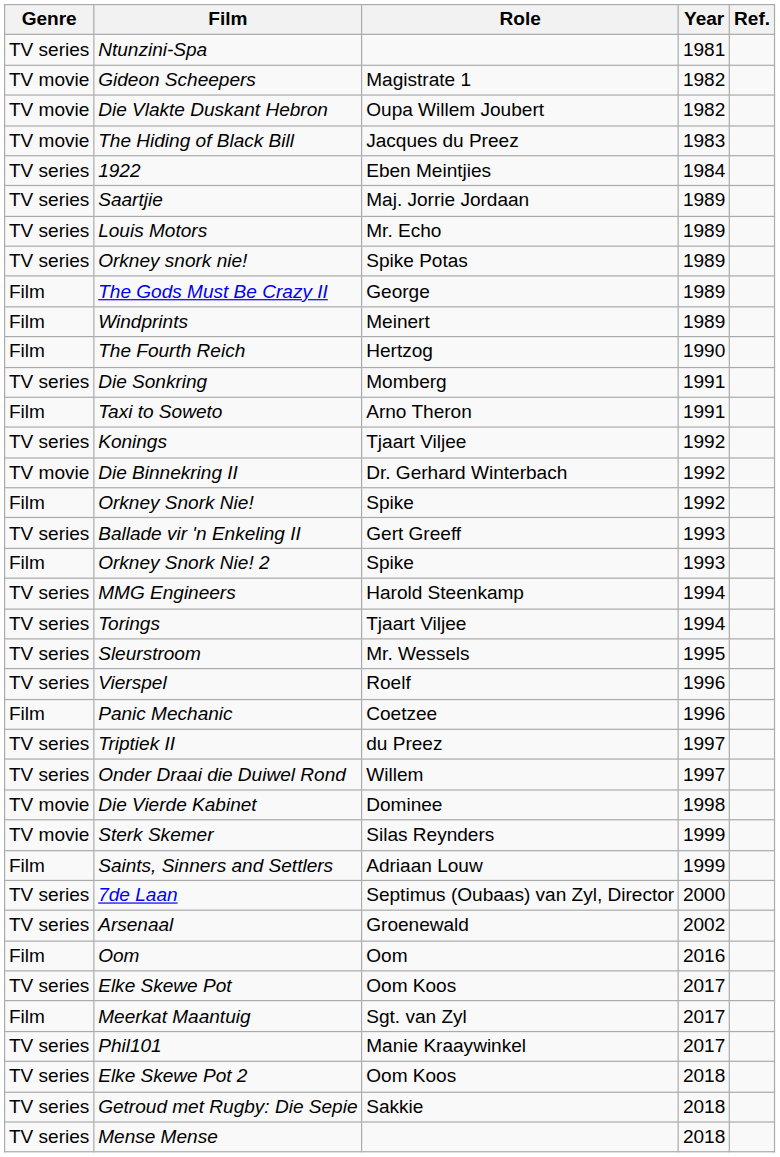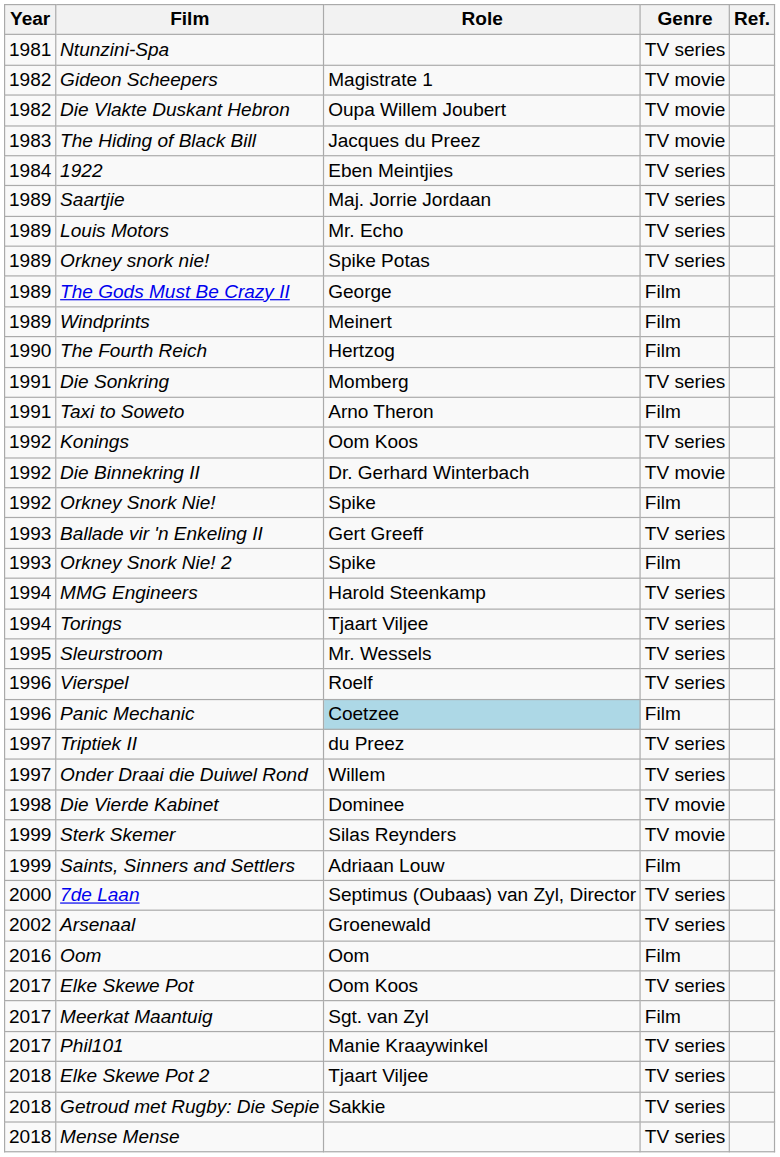columns swapped: (704, 19) <-> (49, 19)
(416, 442) Tjaart Viljee -> (373, 442) Oom Koos
(402, 714) no background -> (364, 714) lightblue background
(411, 1076) Oom Koos -> (378, 1076) Tjaart Viljee
